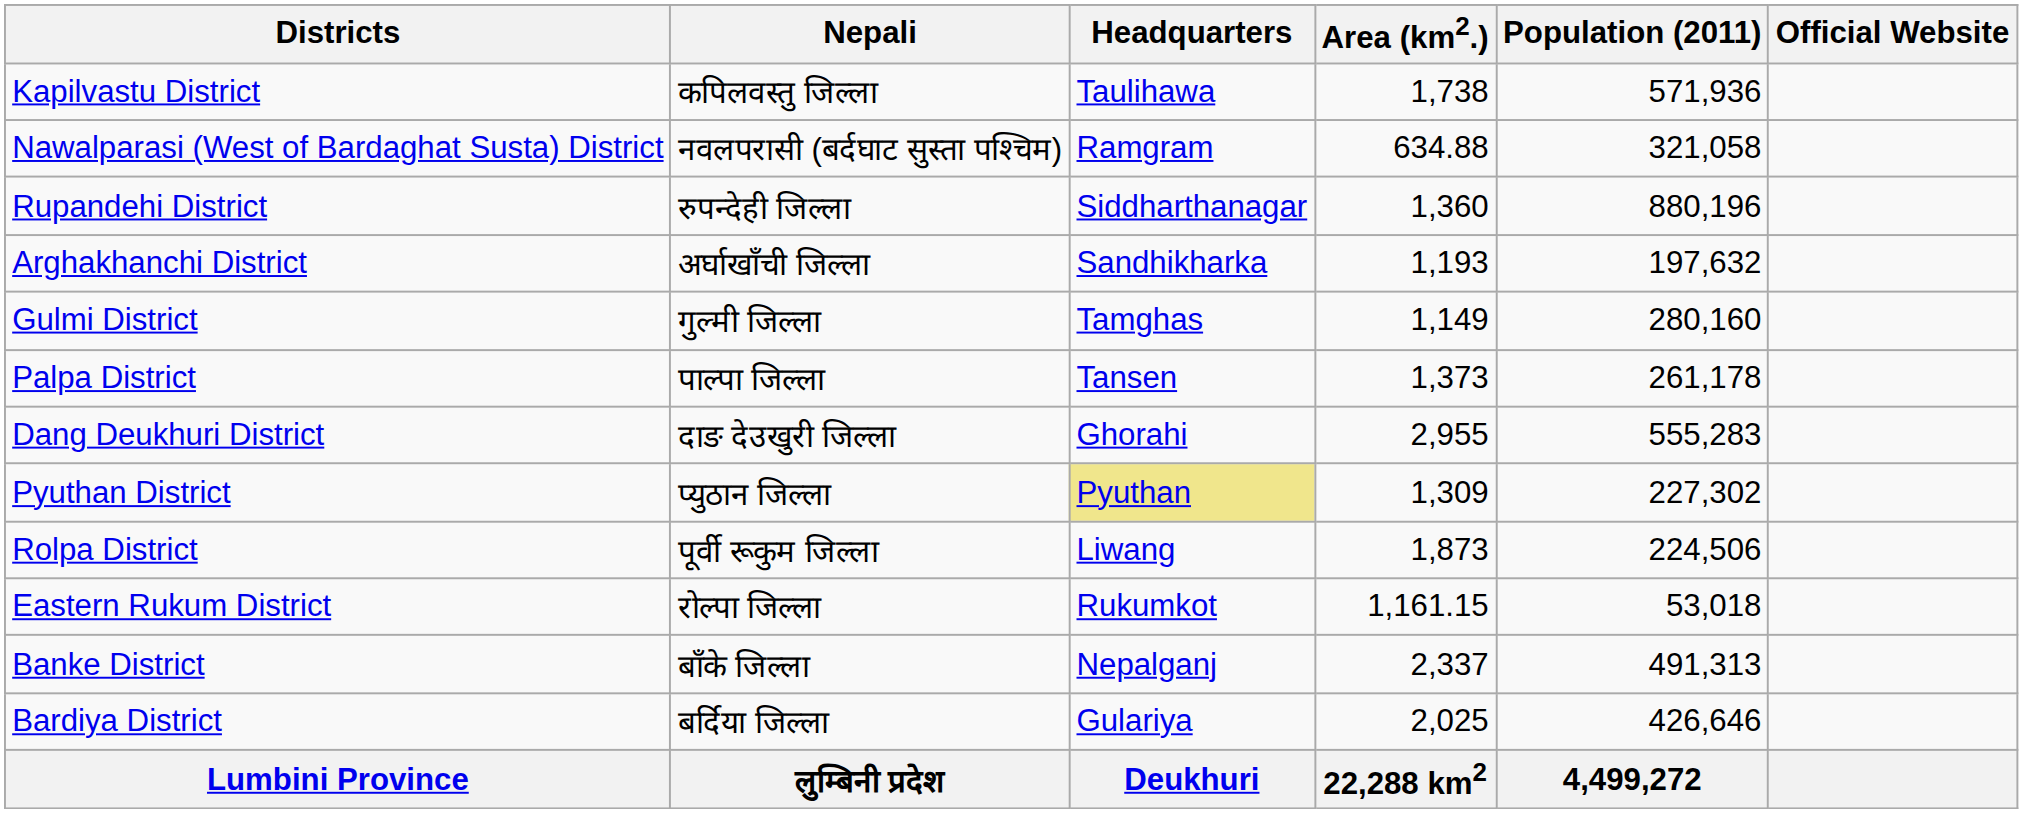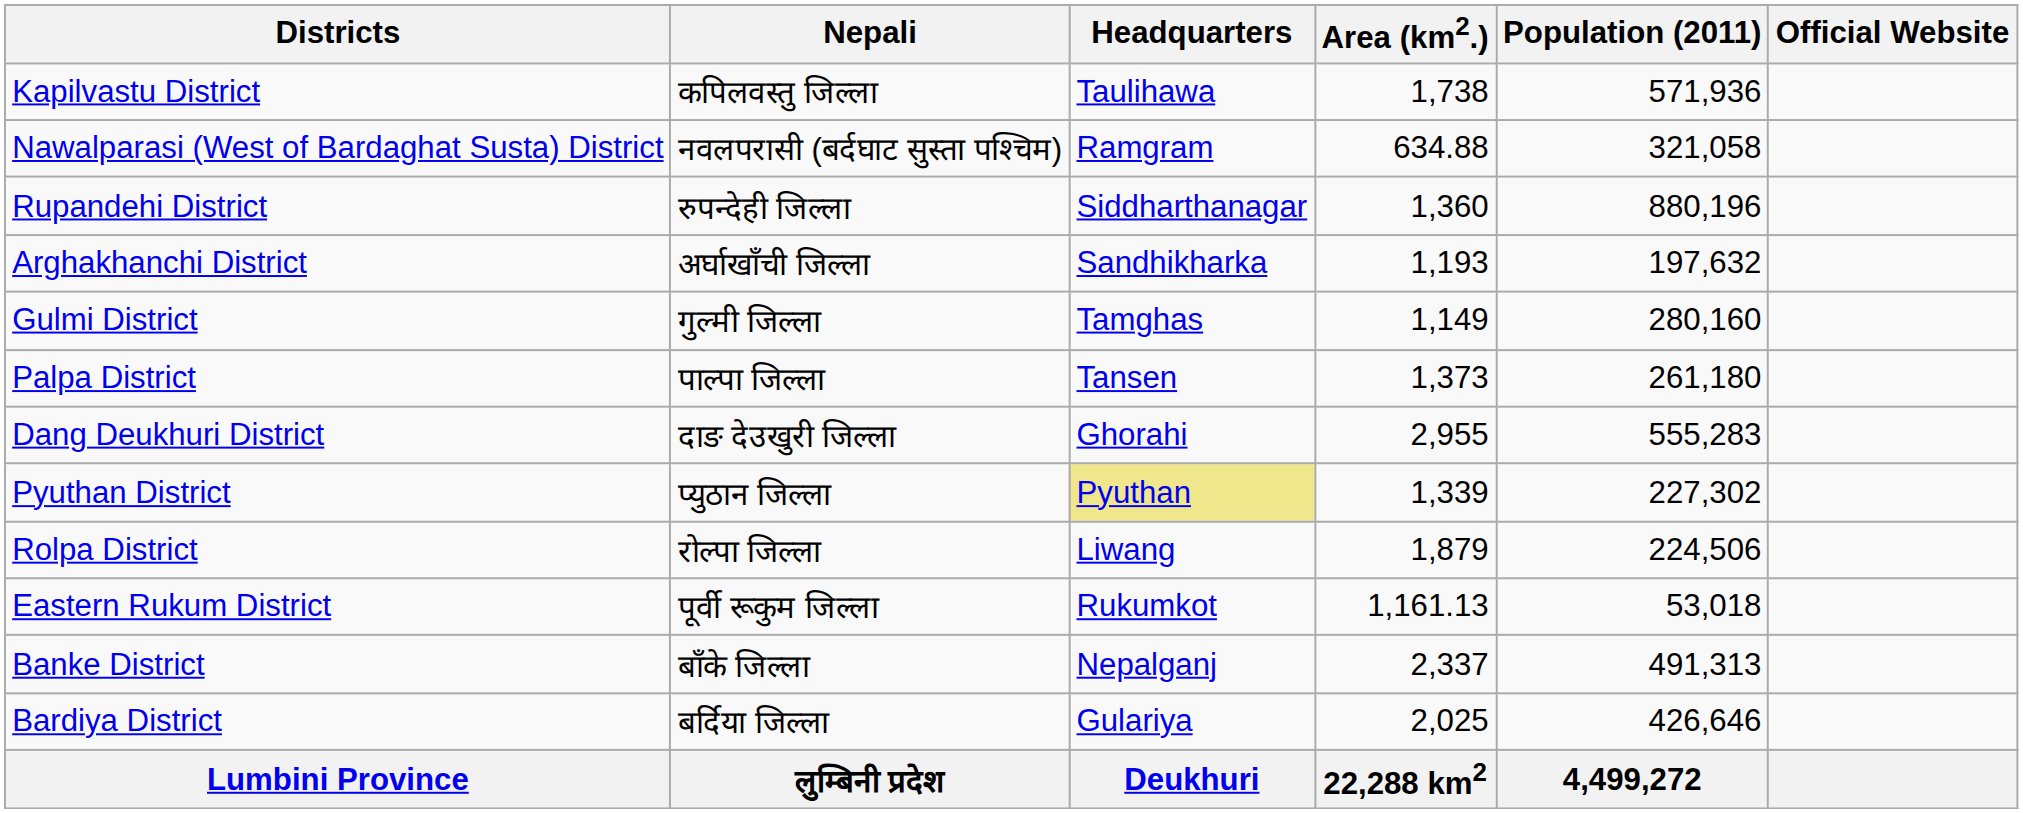(1705, 377) 261,178 -> (1705, 377) 261,180
(1450, 492) 1,309 -> (1450, 492) 1,339
(778, 551) पूर्वी रूकुम जिल्ला -> (750, 551) रोल्पा जिल्ला
(1450, 549) 1,873 -> (1450, 549) 1,879
(750, 608) रोल्पा जिल्ला -> (778, 608) पूर्वी रूकुम जिल्ला
(1428, 606) 1,161.15 -> (1428, 606) 1,161.13
